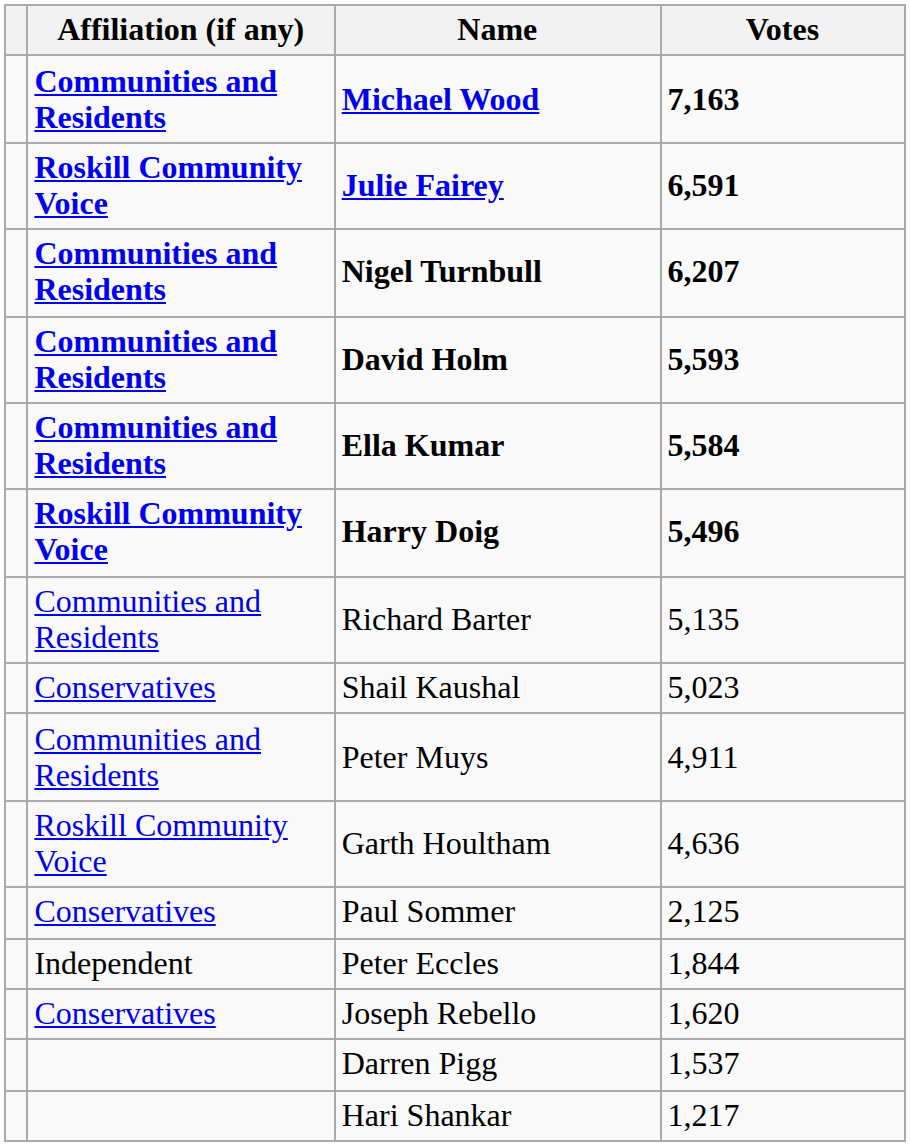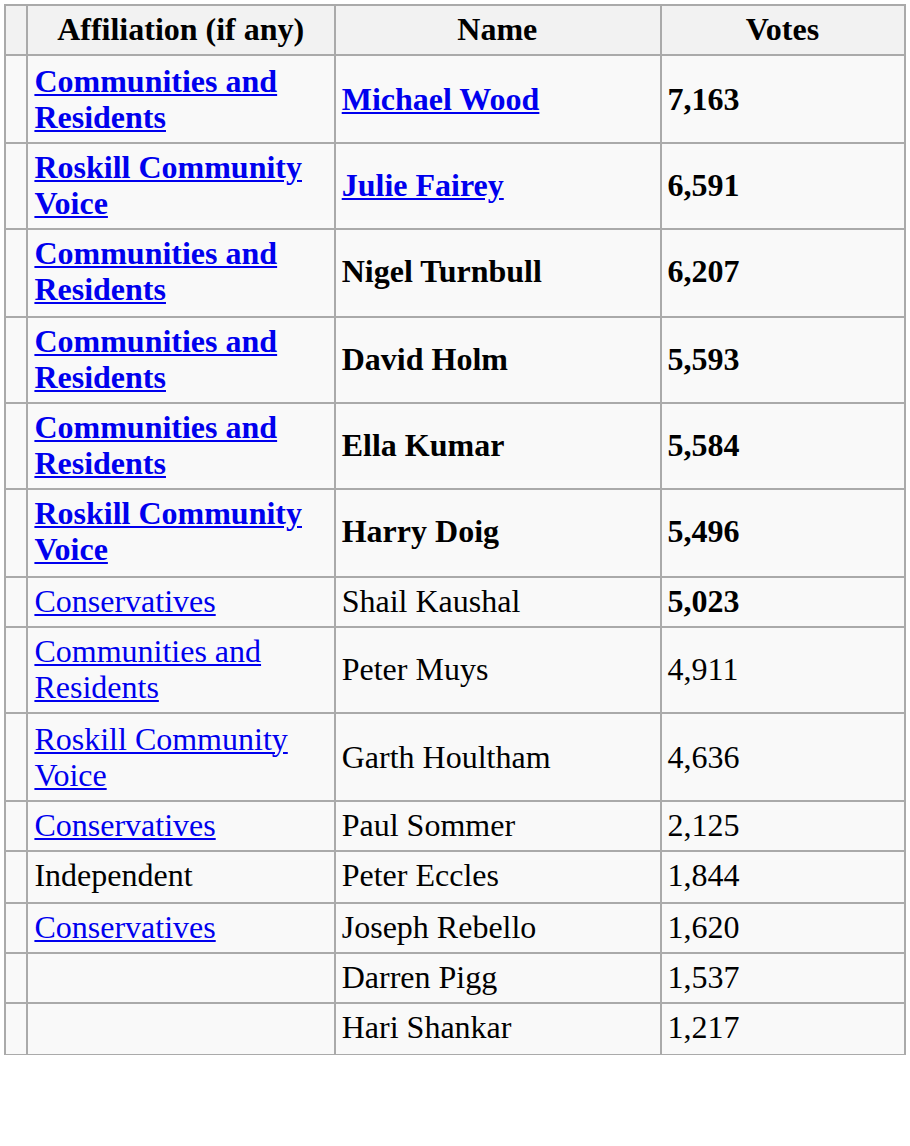- row: (436, 619)
(704, 687) normal -> (704, 601) bold
